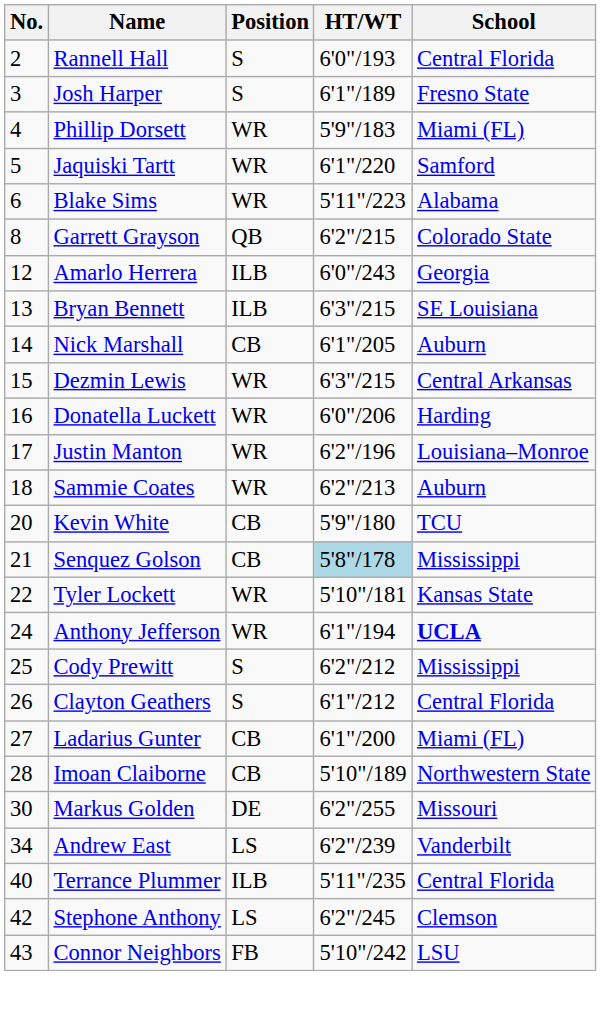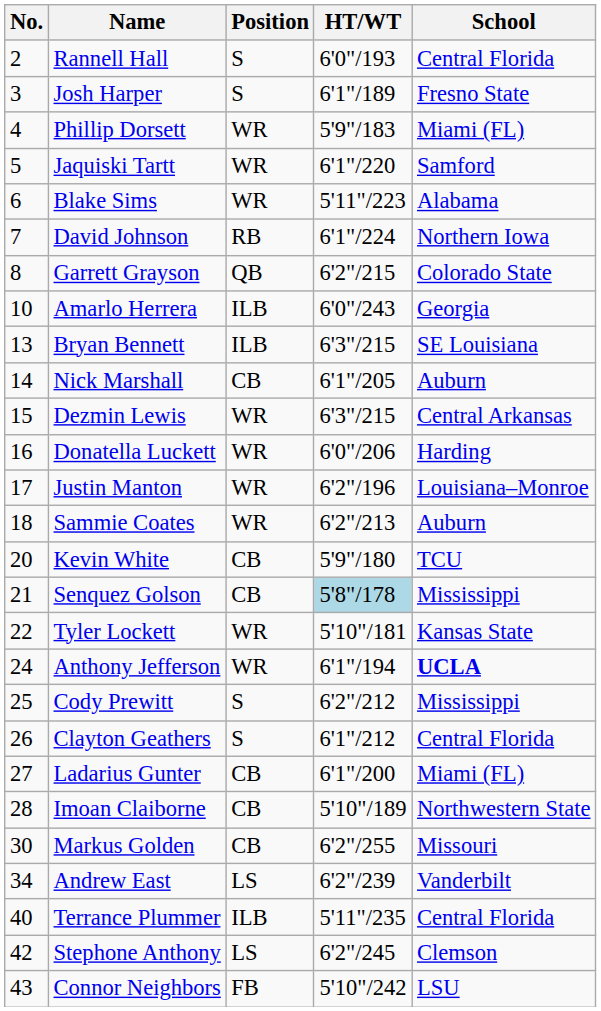+ row: (121, 237)
(21, 272) 12 -> (21, 308) 10
(246, 809) DE -> (246, 845) CB
